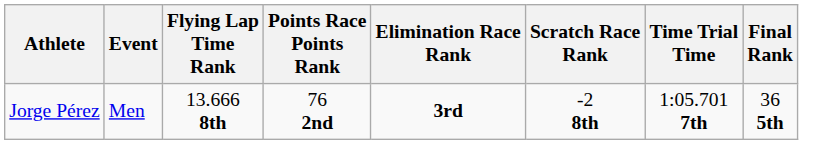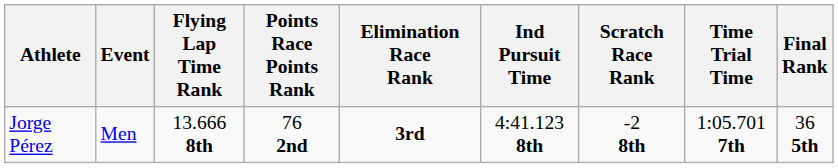+ column: (530, 55)
